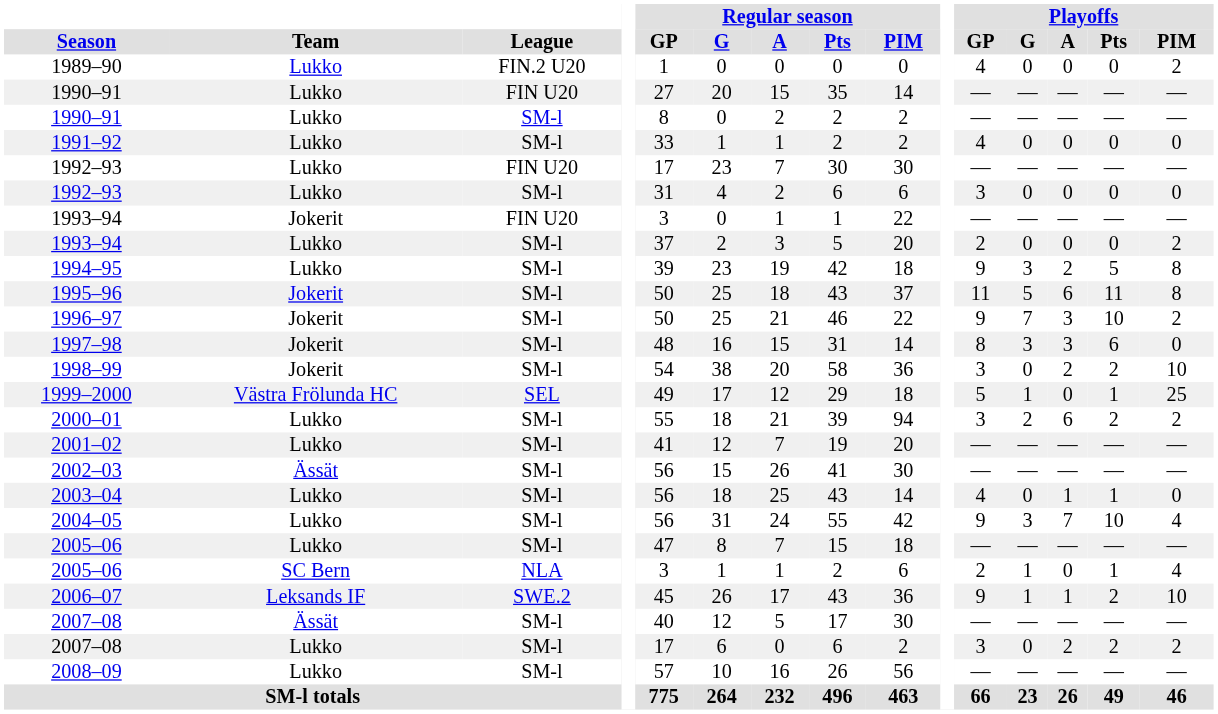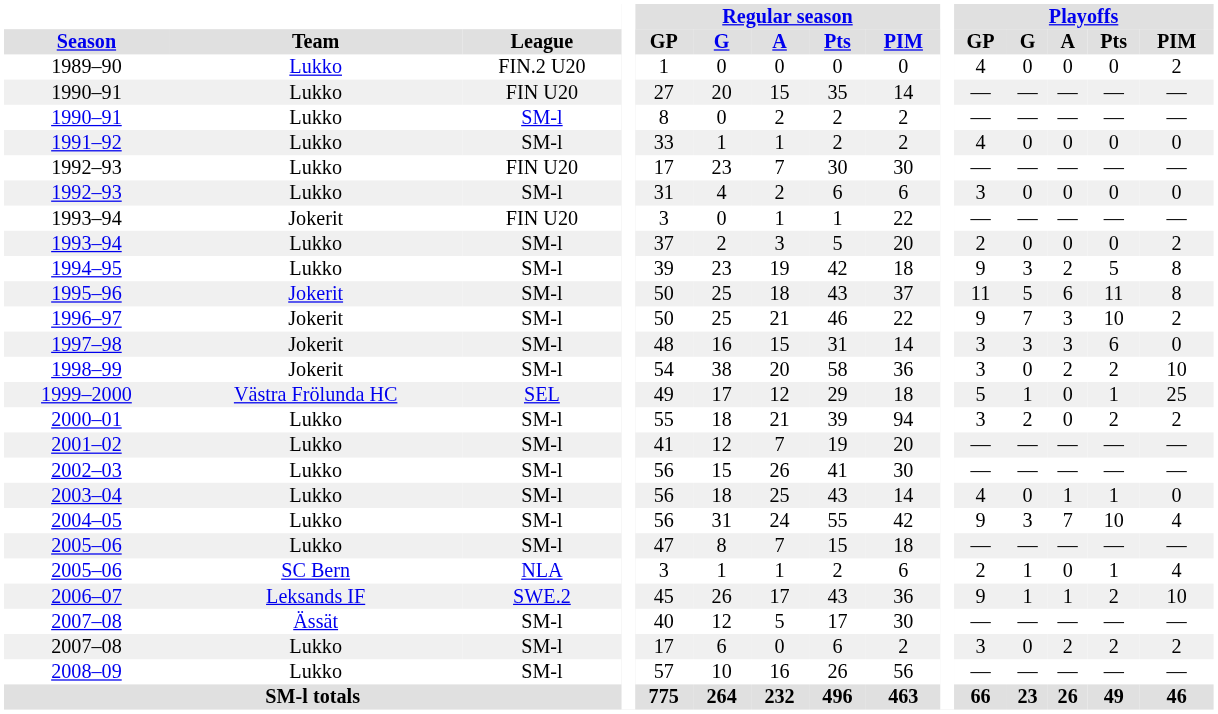(981, 344) 8 -> (981, 344) 3
(1068, 419) 6 -> (1068, 419) 0
(316, 470) Ässät -> (316, 470) Lukko
